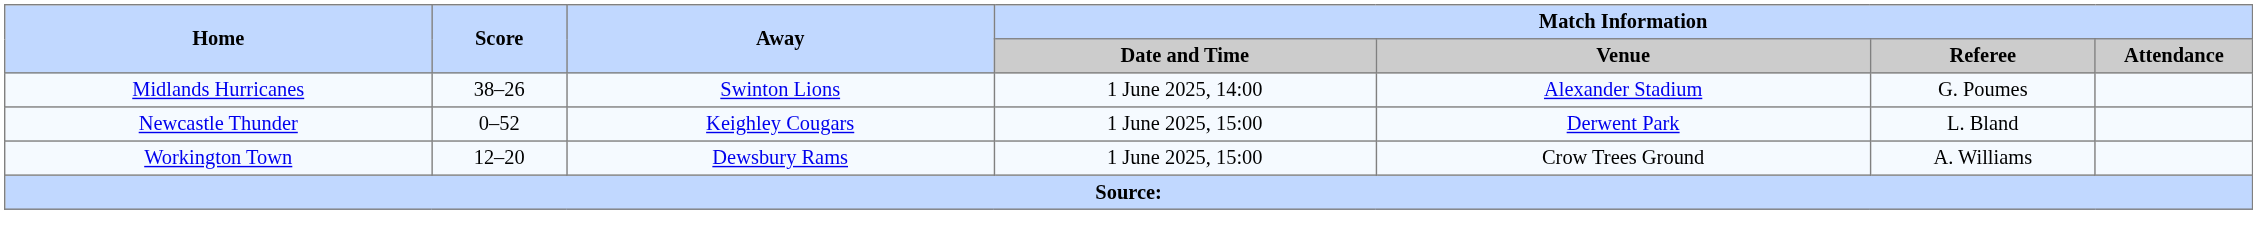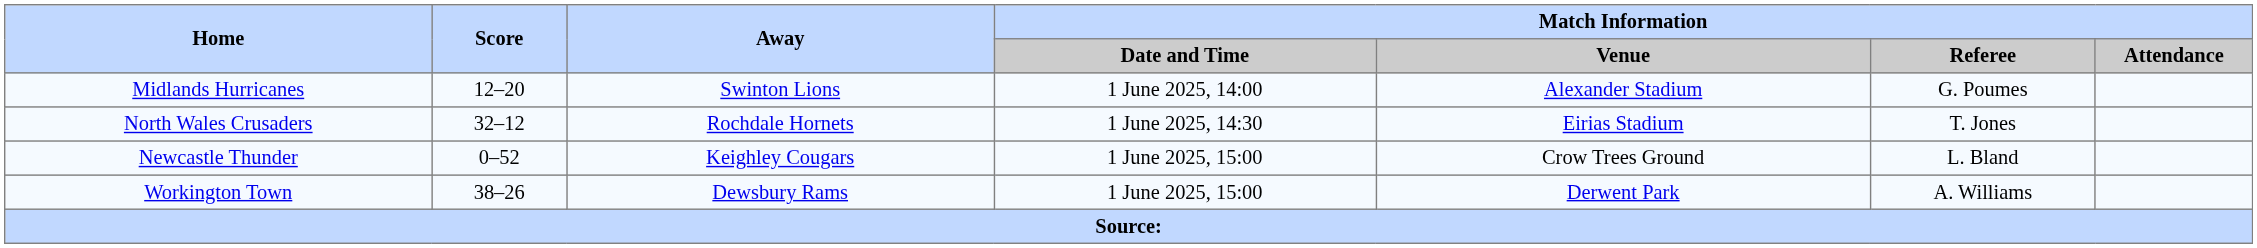(499, 89) 38–26 -> (499, 89) 12–20
+ row: (218, 123)
(1623, 123) Derwent Park -> (1623, 157) Crow Trees Ground
(499, 157) 12–20 -> (499, 191) 38–26
(1623, 157) Crow Trees Ground -> (1623, 191) Derwent Park
